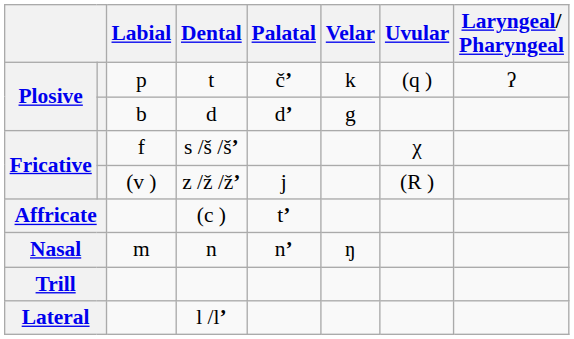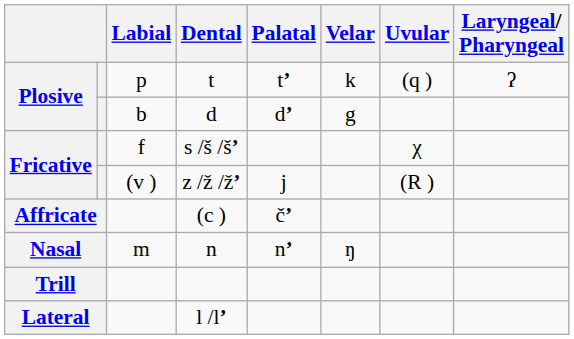(284, 79) čʼ -> (284, 79) tʼ
(284, 215) tʼ -> (284, 215) čʼ
